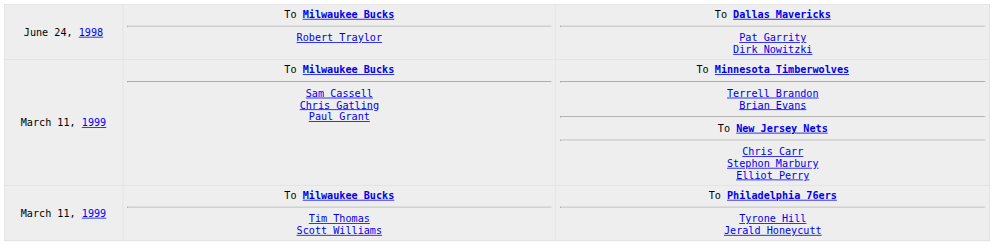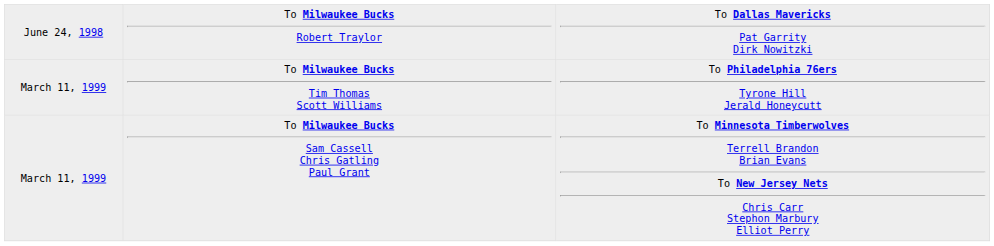rows swapped: (339, 93) <-> (339, 213)
